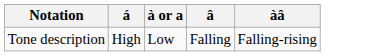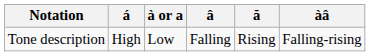+ column: (257, 16)
